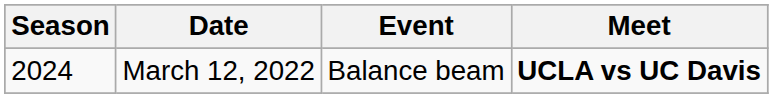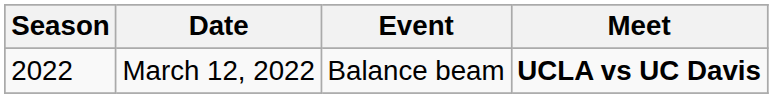(42, 70) 2024 -> (42, 70) 2022
